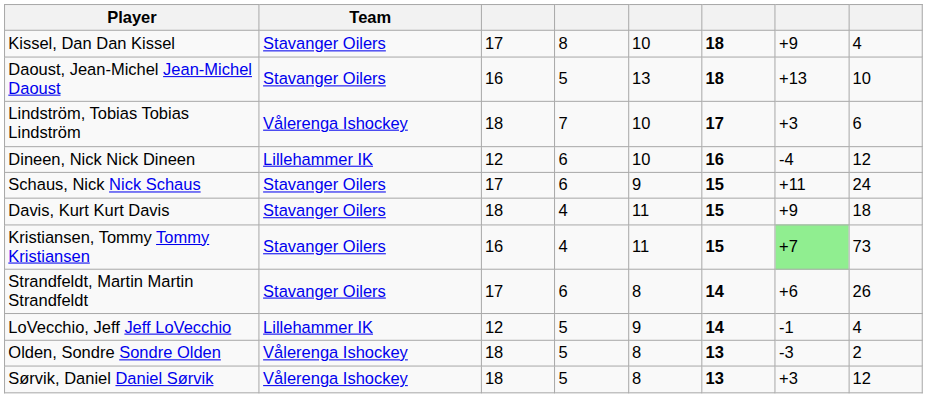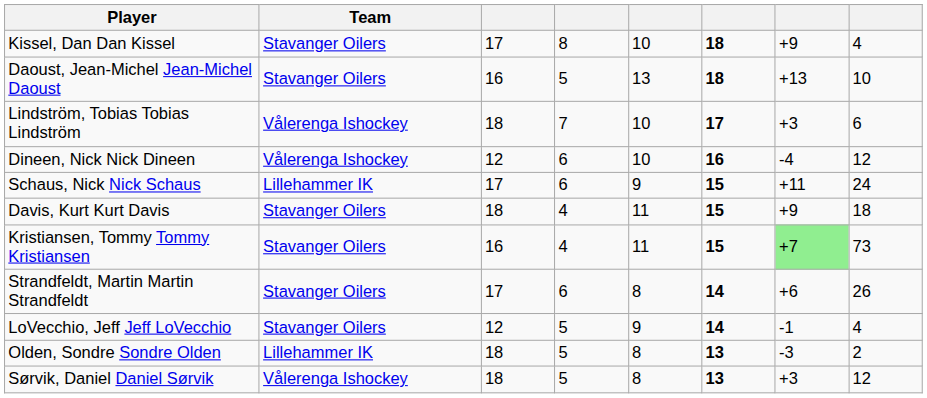(318, 159) Lillehammer IK -> (335, 159) Vålerenga Ishockey
(324, 185) Stavanger Oilers -> (318, 185) Lillehammer IK
(318, 326) Lillehammer IK -> (324, 326) Stavanger Oilers
(335, 353) Vålerenga Ishockey -> (318, 353) Lillehammer IK
